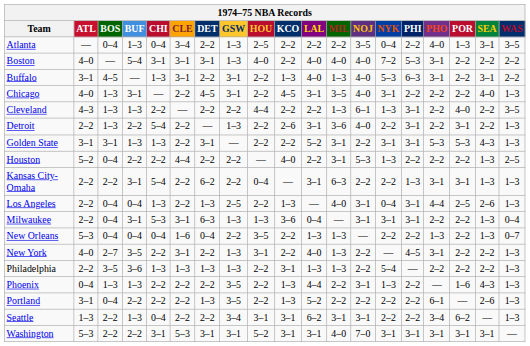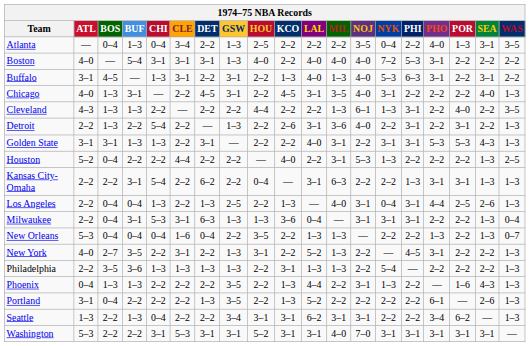(314, 143) 5–2 -> (314, 143) 4–0
(314, 252) 4–0 -> (314, 252) 5–2
